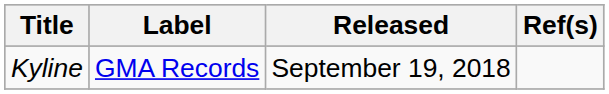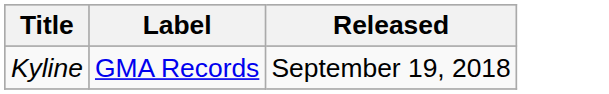- column: (560, 25)
